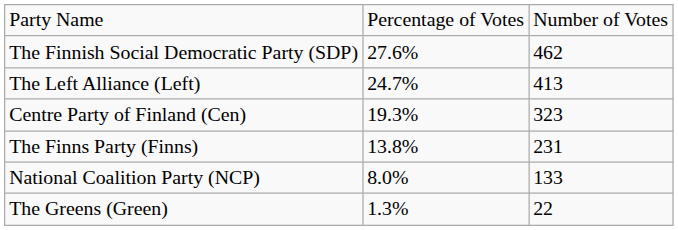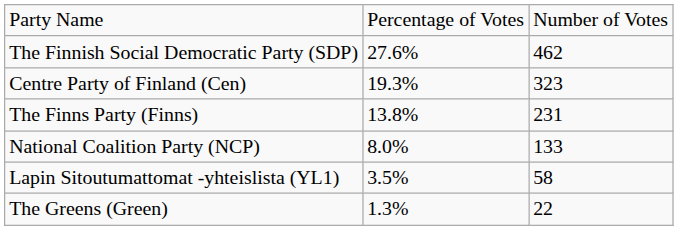- row: (105, 83)
+ row: (174, 177)
